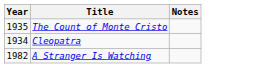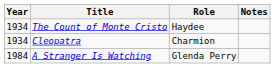+ column: (204, 12)
(17, 26) 1935 -> (17, 26) 1934
(17, 56) 1982 -> (17, 56) 1984
